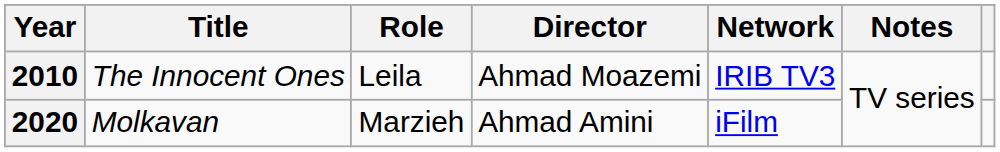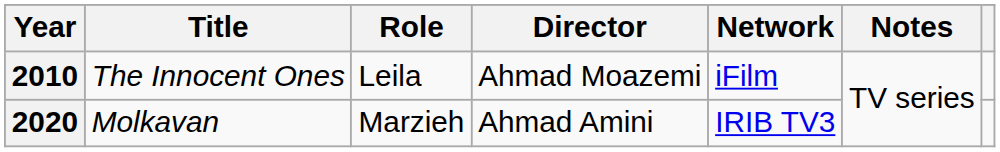(775, 75) IRIB TV3 -> (747, 75) iFilm
(747, 122) iFilm -> (775, 122) IRIB TV3
